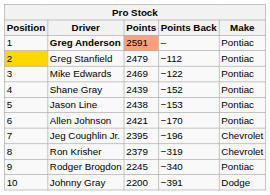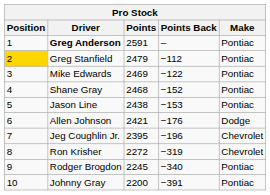(137, 43) lightsalmon background -> (137, 43) no background
(137, 90) 2439 -> (137, 90) 2468
(172, 121) −170 -> (172, 121) −176
(238, 121) Pontiac -> (236, 121) Dodge
(137, 152) 2379 -> (137, 152) 2272
(236, 183) Dodge -> (238, 183) Pontiac
